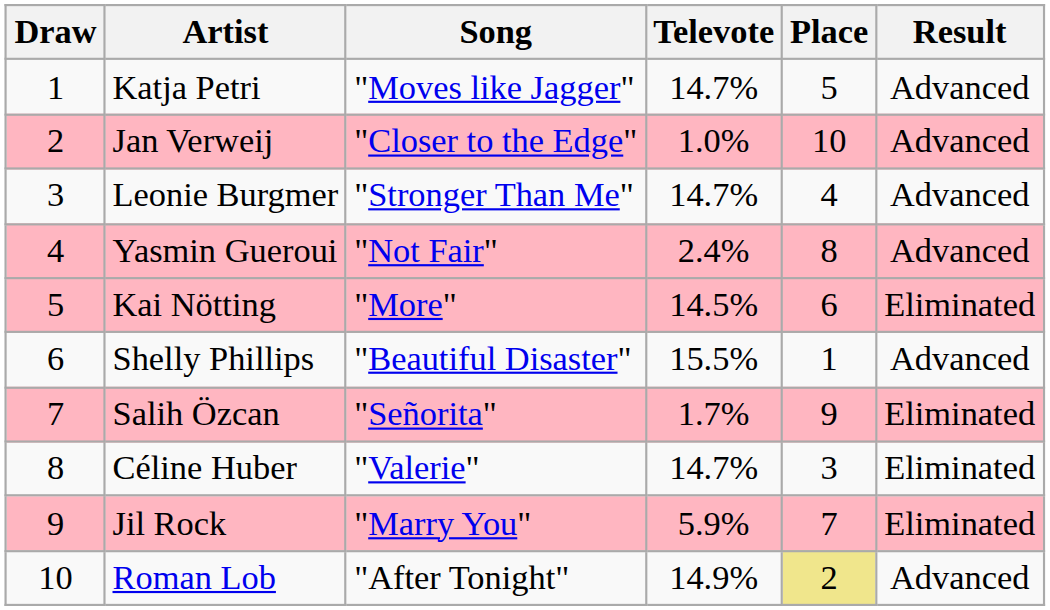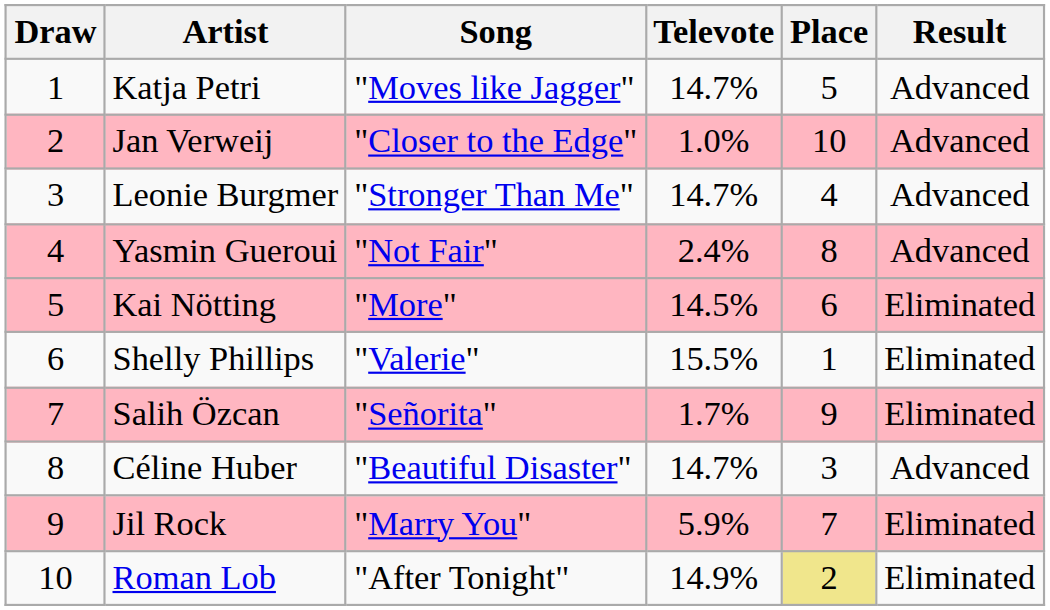(493, 359) "Beautiful Disaster" -> (417, 359) "Valerie"
(960, 359) Advanced -> (960, 359) Eliminated
(417, 468) "Valerie" -> (493, 468) "Beautiful Disaster"
(960, 468) Eliminated -> (960, 468) Advanced
(960, 577) Advanced -> (960, 577) Eliminated
